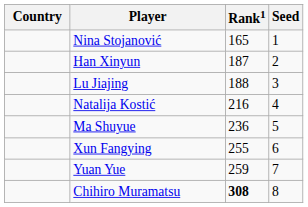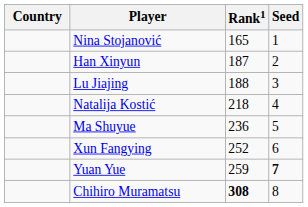(239, 105) 216 -> (239, 105) 218
(239, 148) 255 -> (239, 148) 252
(275, 169) normal -> (275, 169) bold
